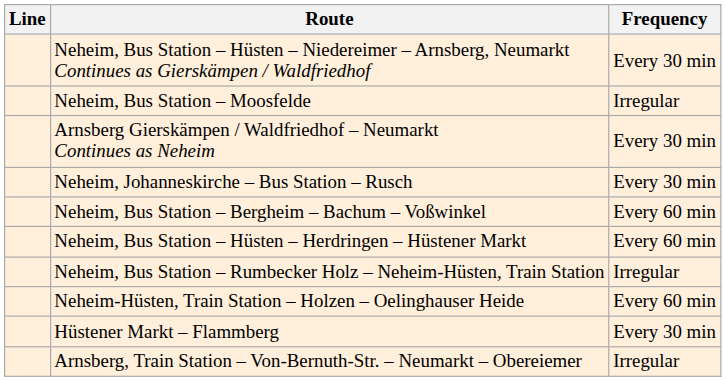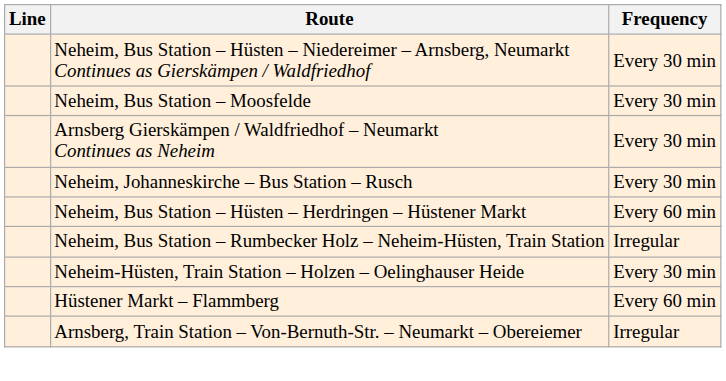(646, 100) Irregular -> (665, 100) Every 30 min
- row: (270, 211)
(665, 301) Every 60 min -> (665, 271) Every 30 min
(665, 331) Every 30 min -> (665, 301) Every 60 min
